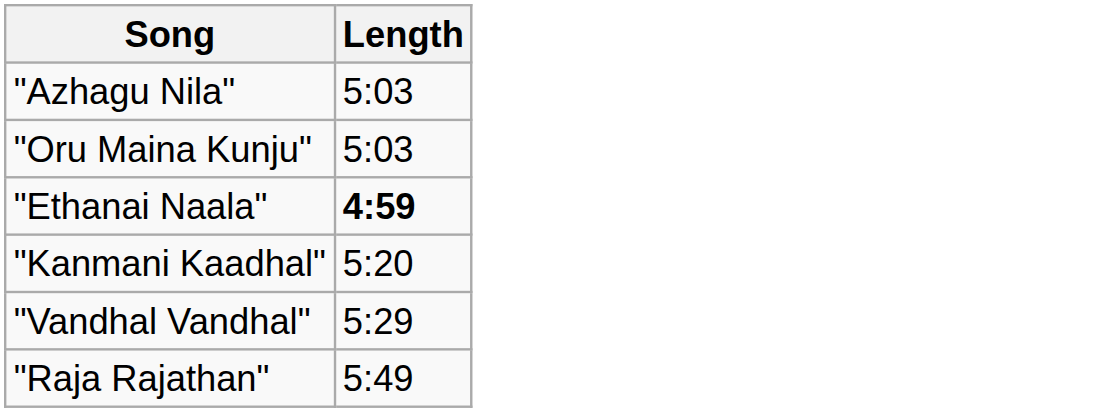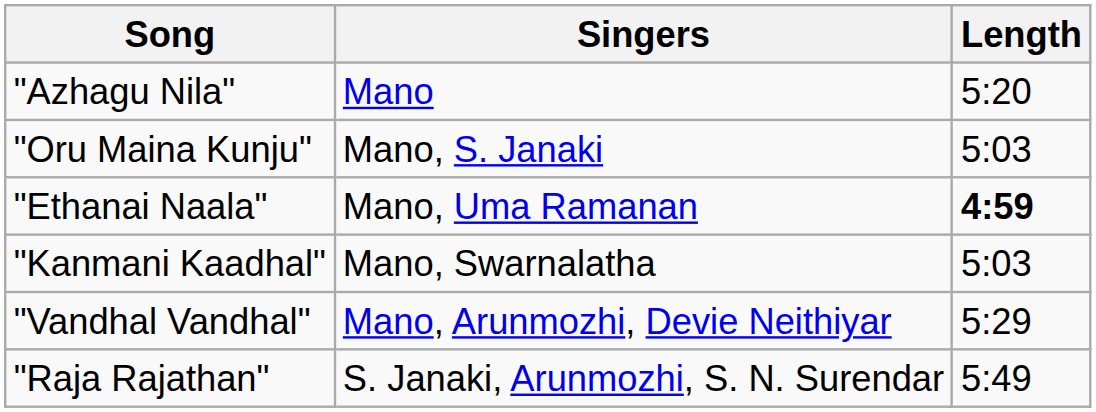+ column: (643, 34)
(378, 92) 5:03 -> (996, 92) 5:20
(378, 264) 5:20 -> (996, 264) 5:03
